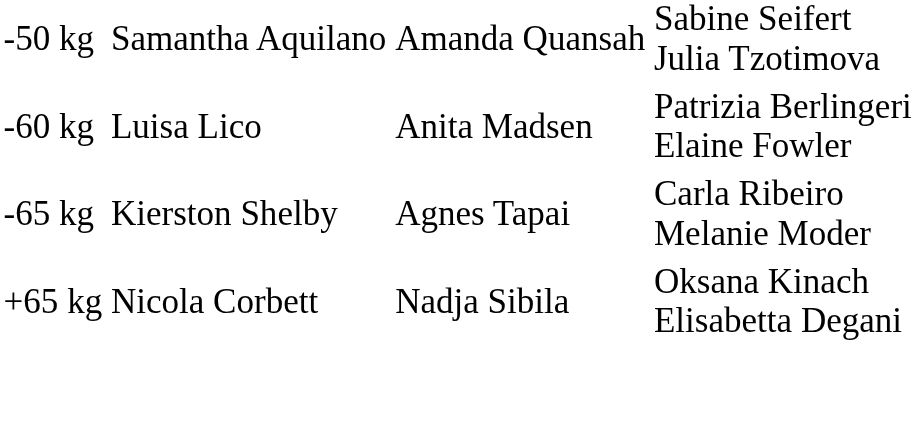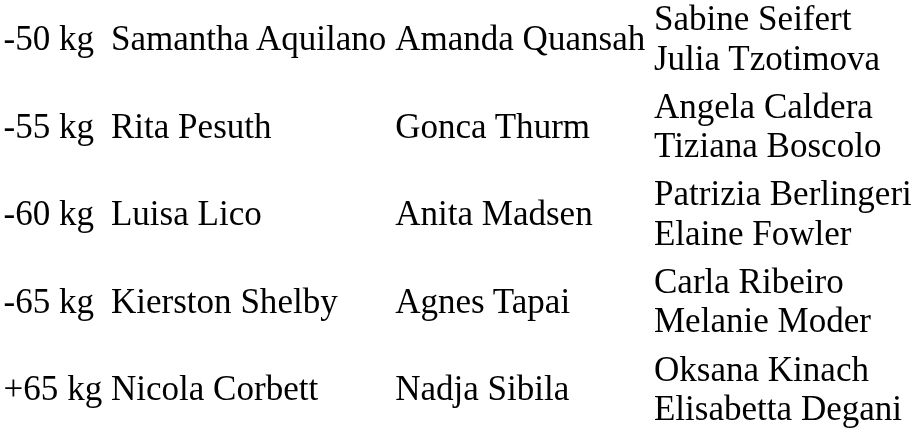+ row: (49, 125)
